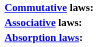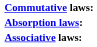rows swapped: (43, 22) <-> (44, 37)
